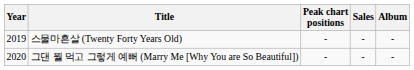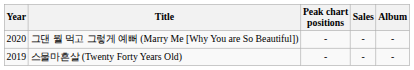rows swapped: (106, 39) <-> (164, 56)
